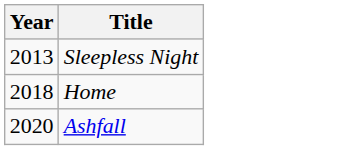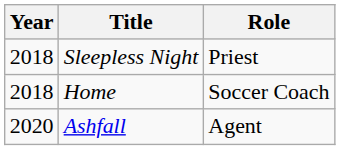+ column: (269, 21)
(32, 56) 2013 -> (32, 56) 2018
